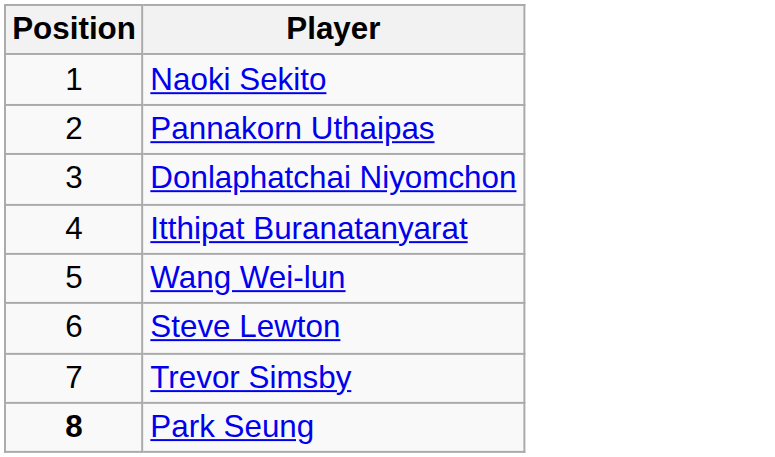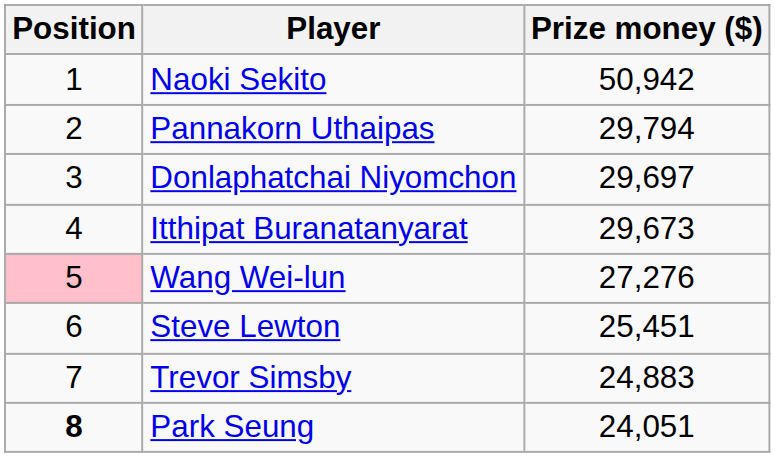+ column: (647, 29)
(74, 278) no background -> (74, 278) pink background
